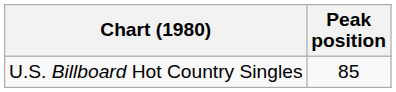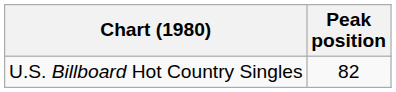(349, 71) 85 -> (349, 71) 82
